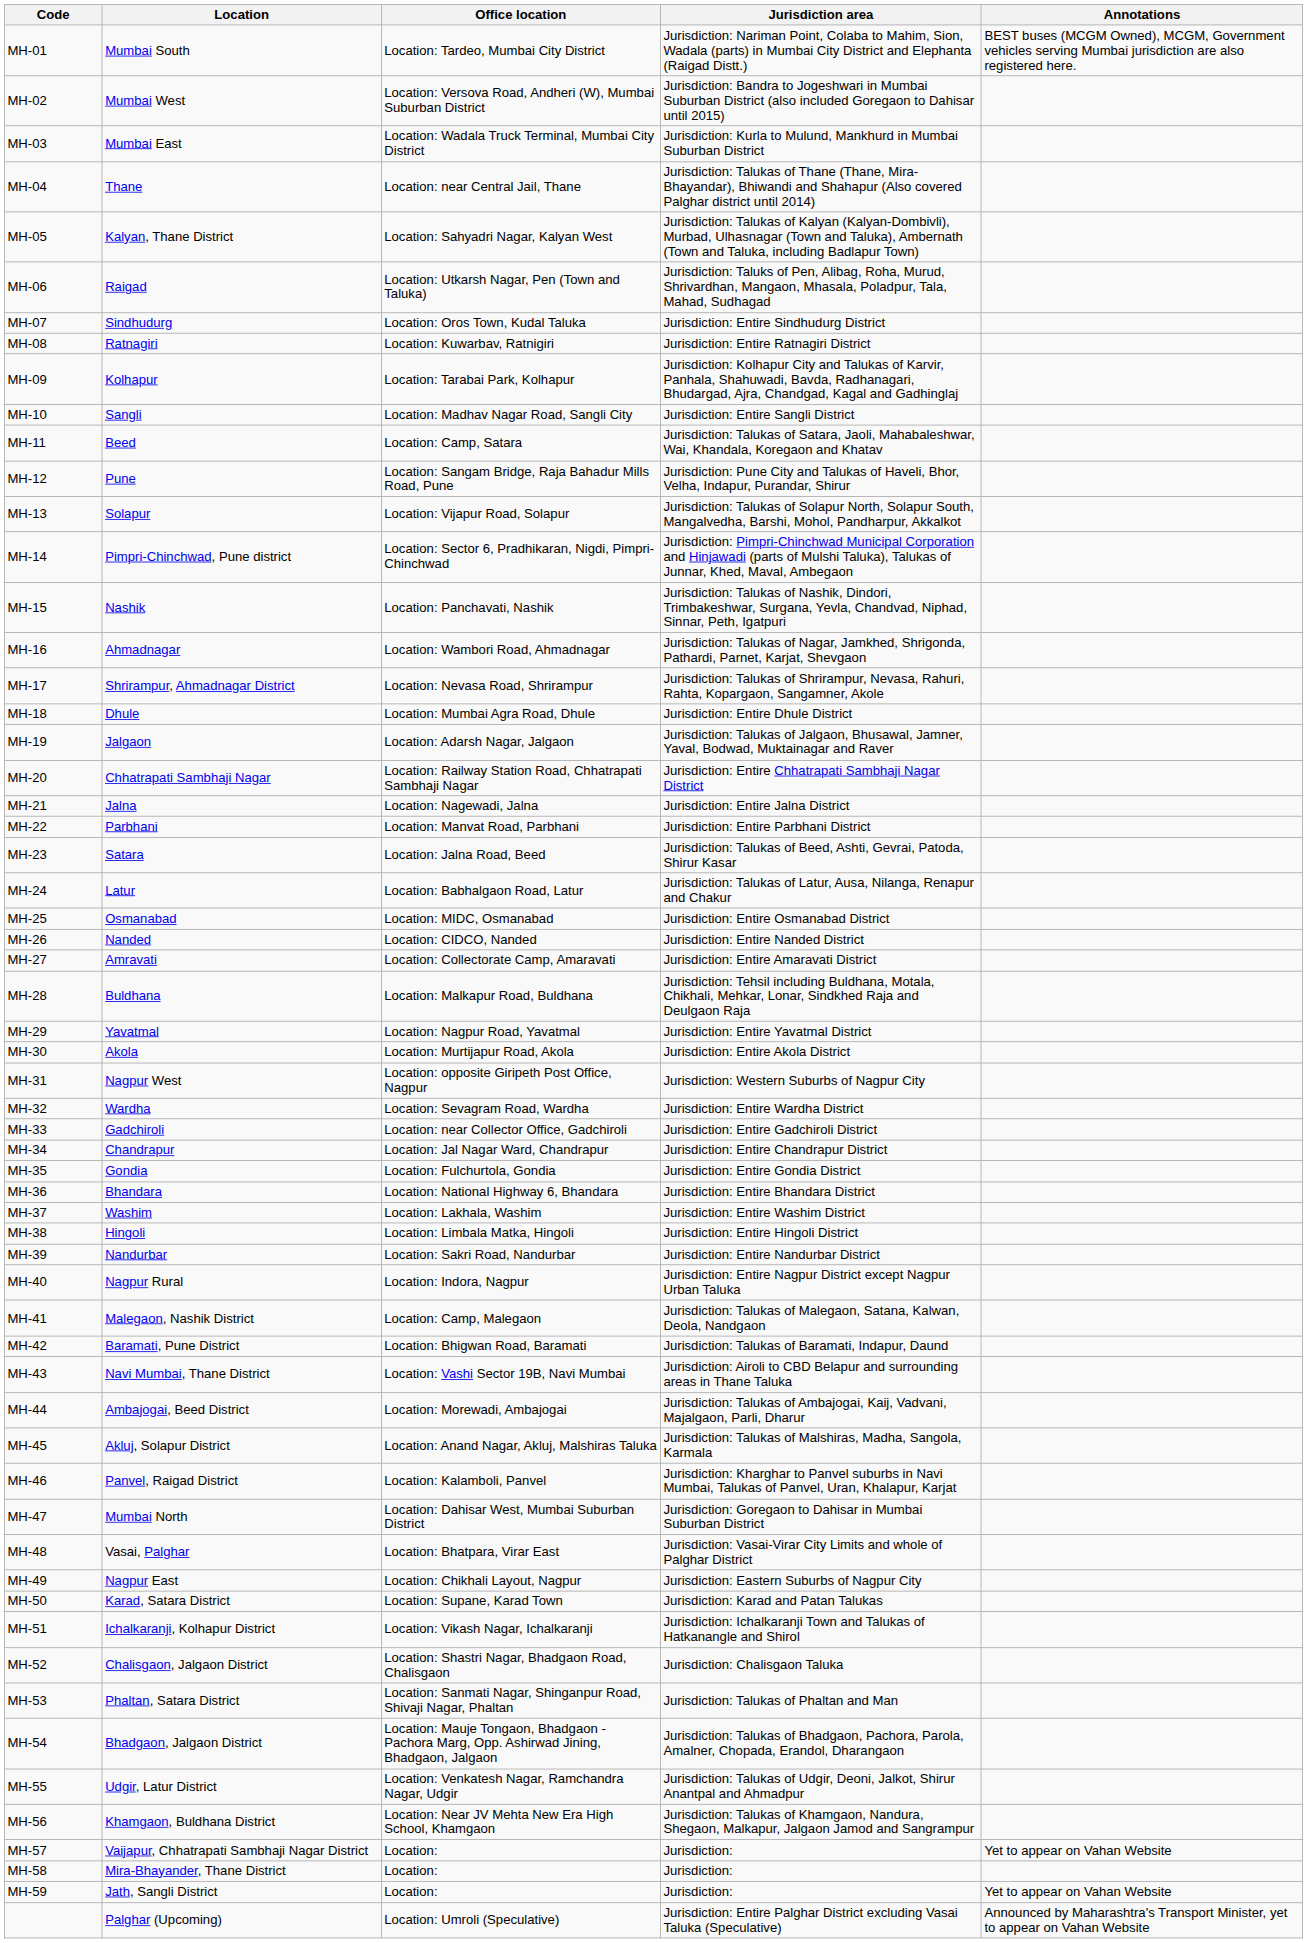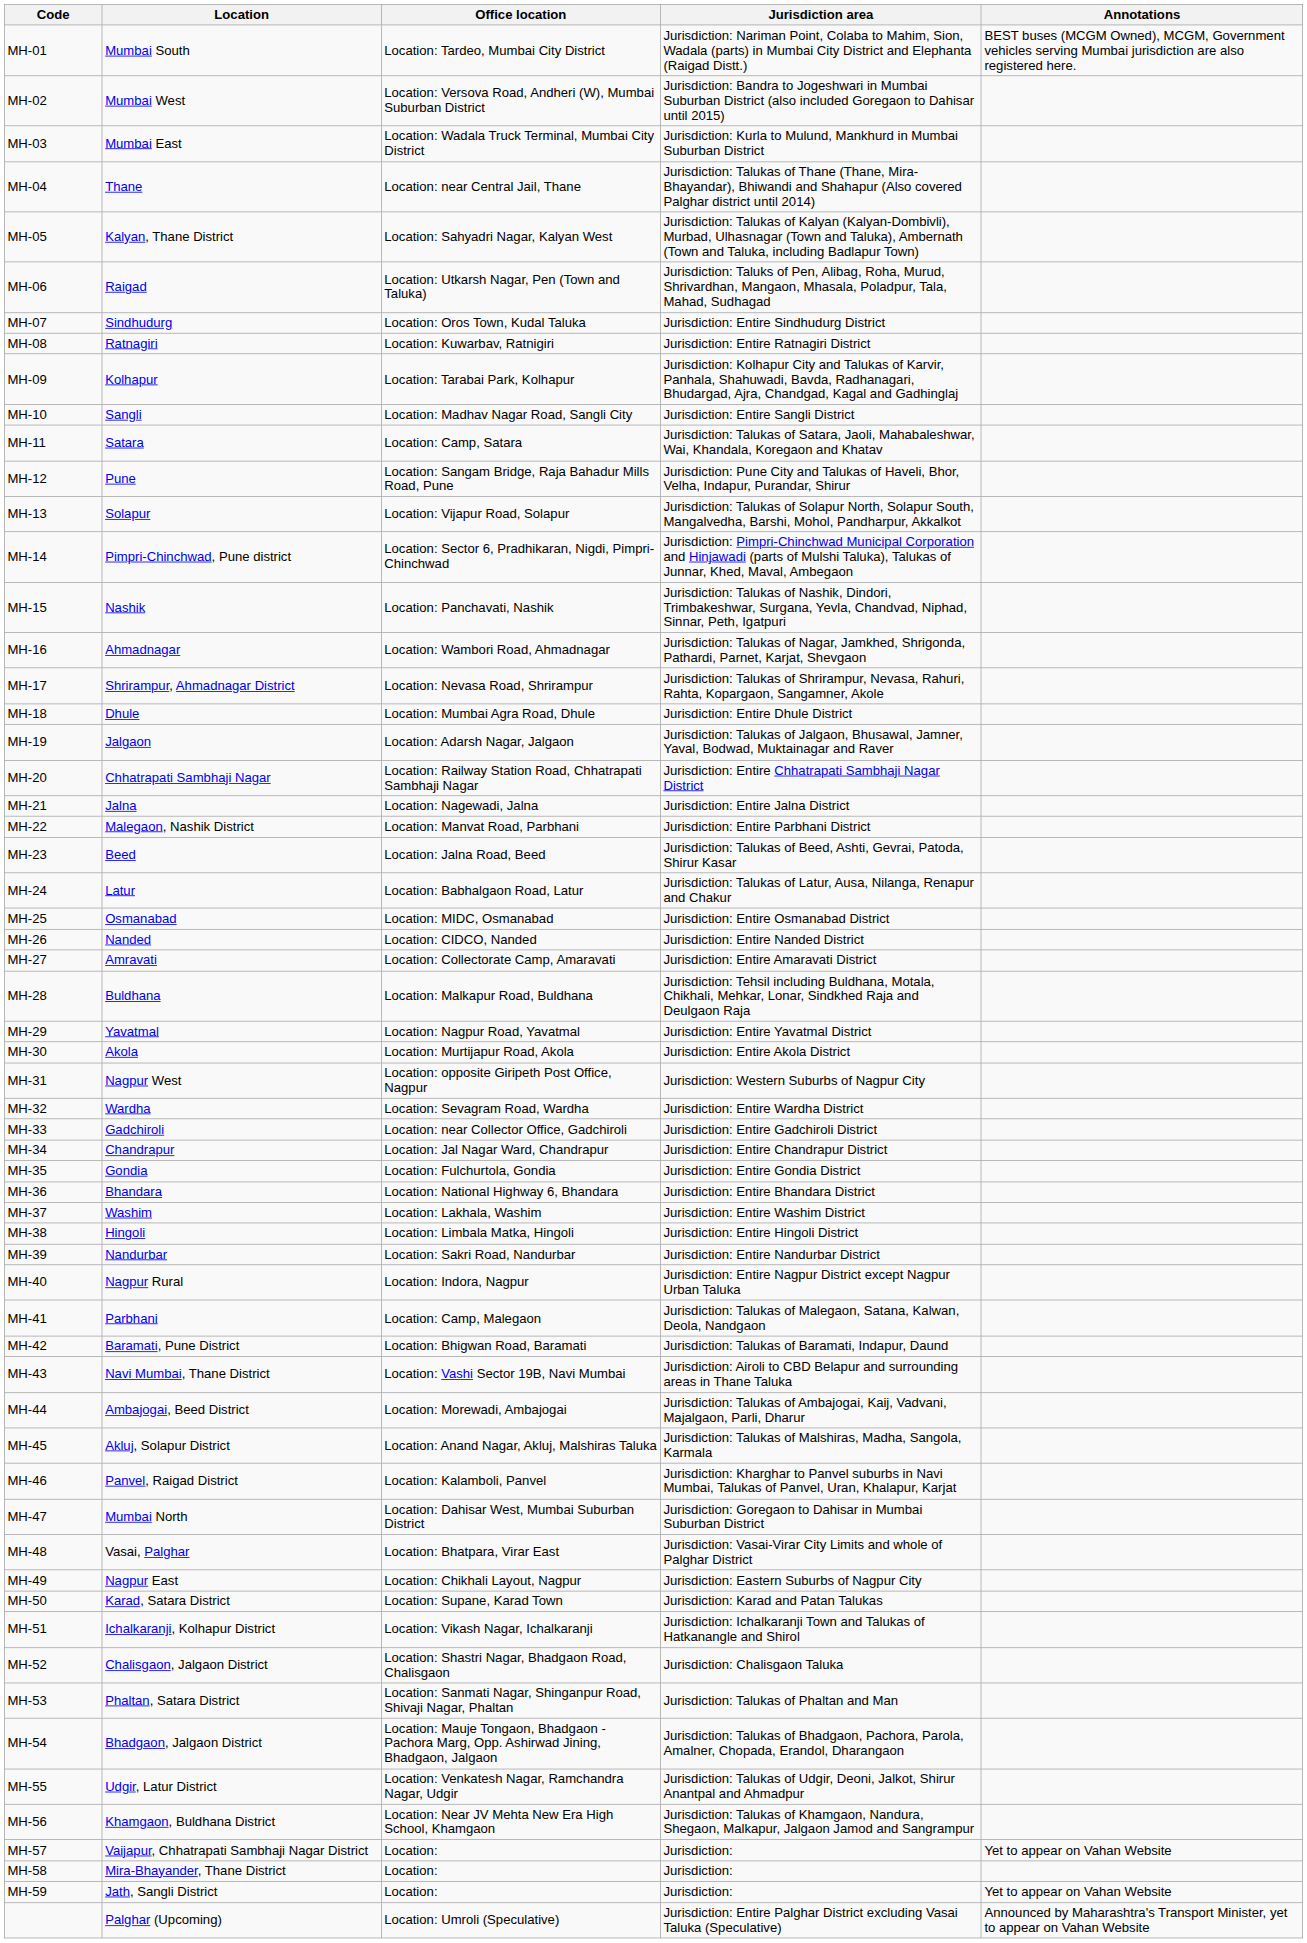(120, 443) Beed -> (124, 443) Satara
(131, 826) Parbhani -> (180, 826) Malegaon, Nashik District
(124, 855) Satara -> (120, 855) Beed
(180, 1318) Malegaon, Nashik District -> (131, 1318) Parbhani
